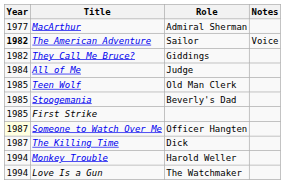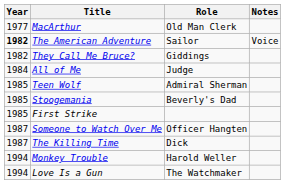(207, 26) Admiral Sherman -> (201, 26) Old Man Clerk
(201, 85) Old Man Clerk -> (207, 85) Admiral Sherman
(17, 129) lightyellow background -> (17, 129) no background
